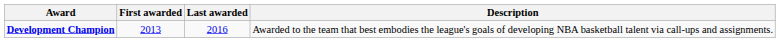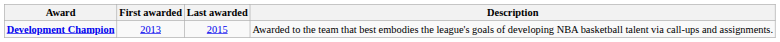(217, 29) 2016 -> (217, 29) 2015
